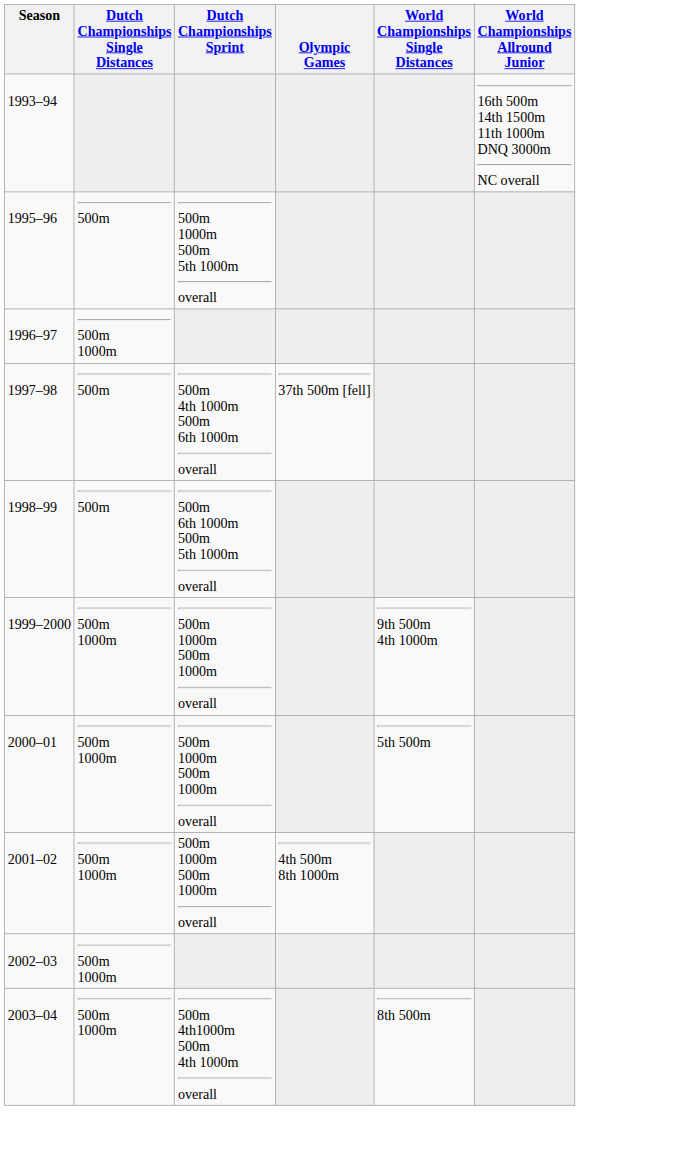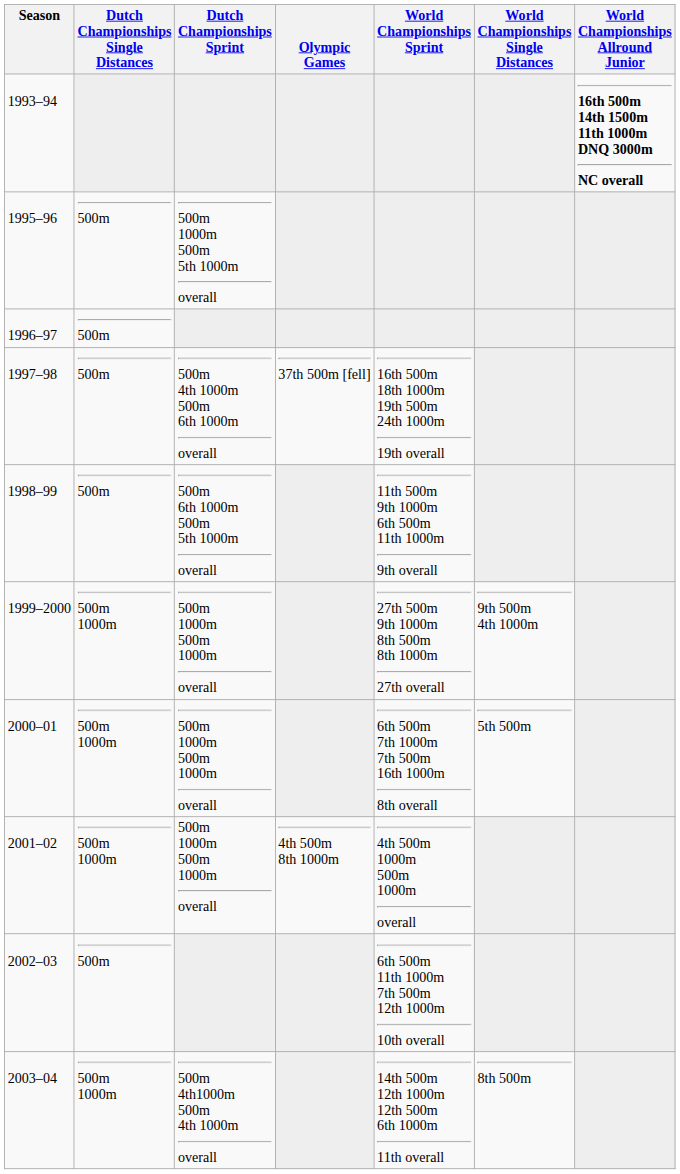+ column: (424, 31)
(524, 136) normal -> (625, 136) bold
(124, 339) 500m 1000m -> (124, 331) 500m
(124, 964) 500m 1000m -> (124, 956) 500m
